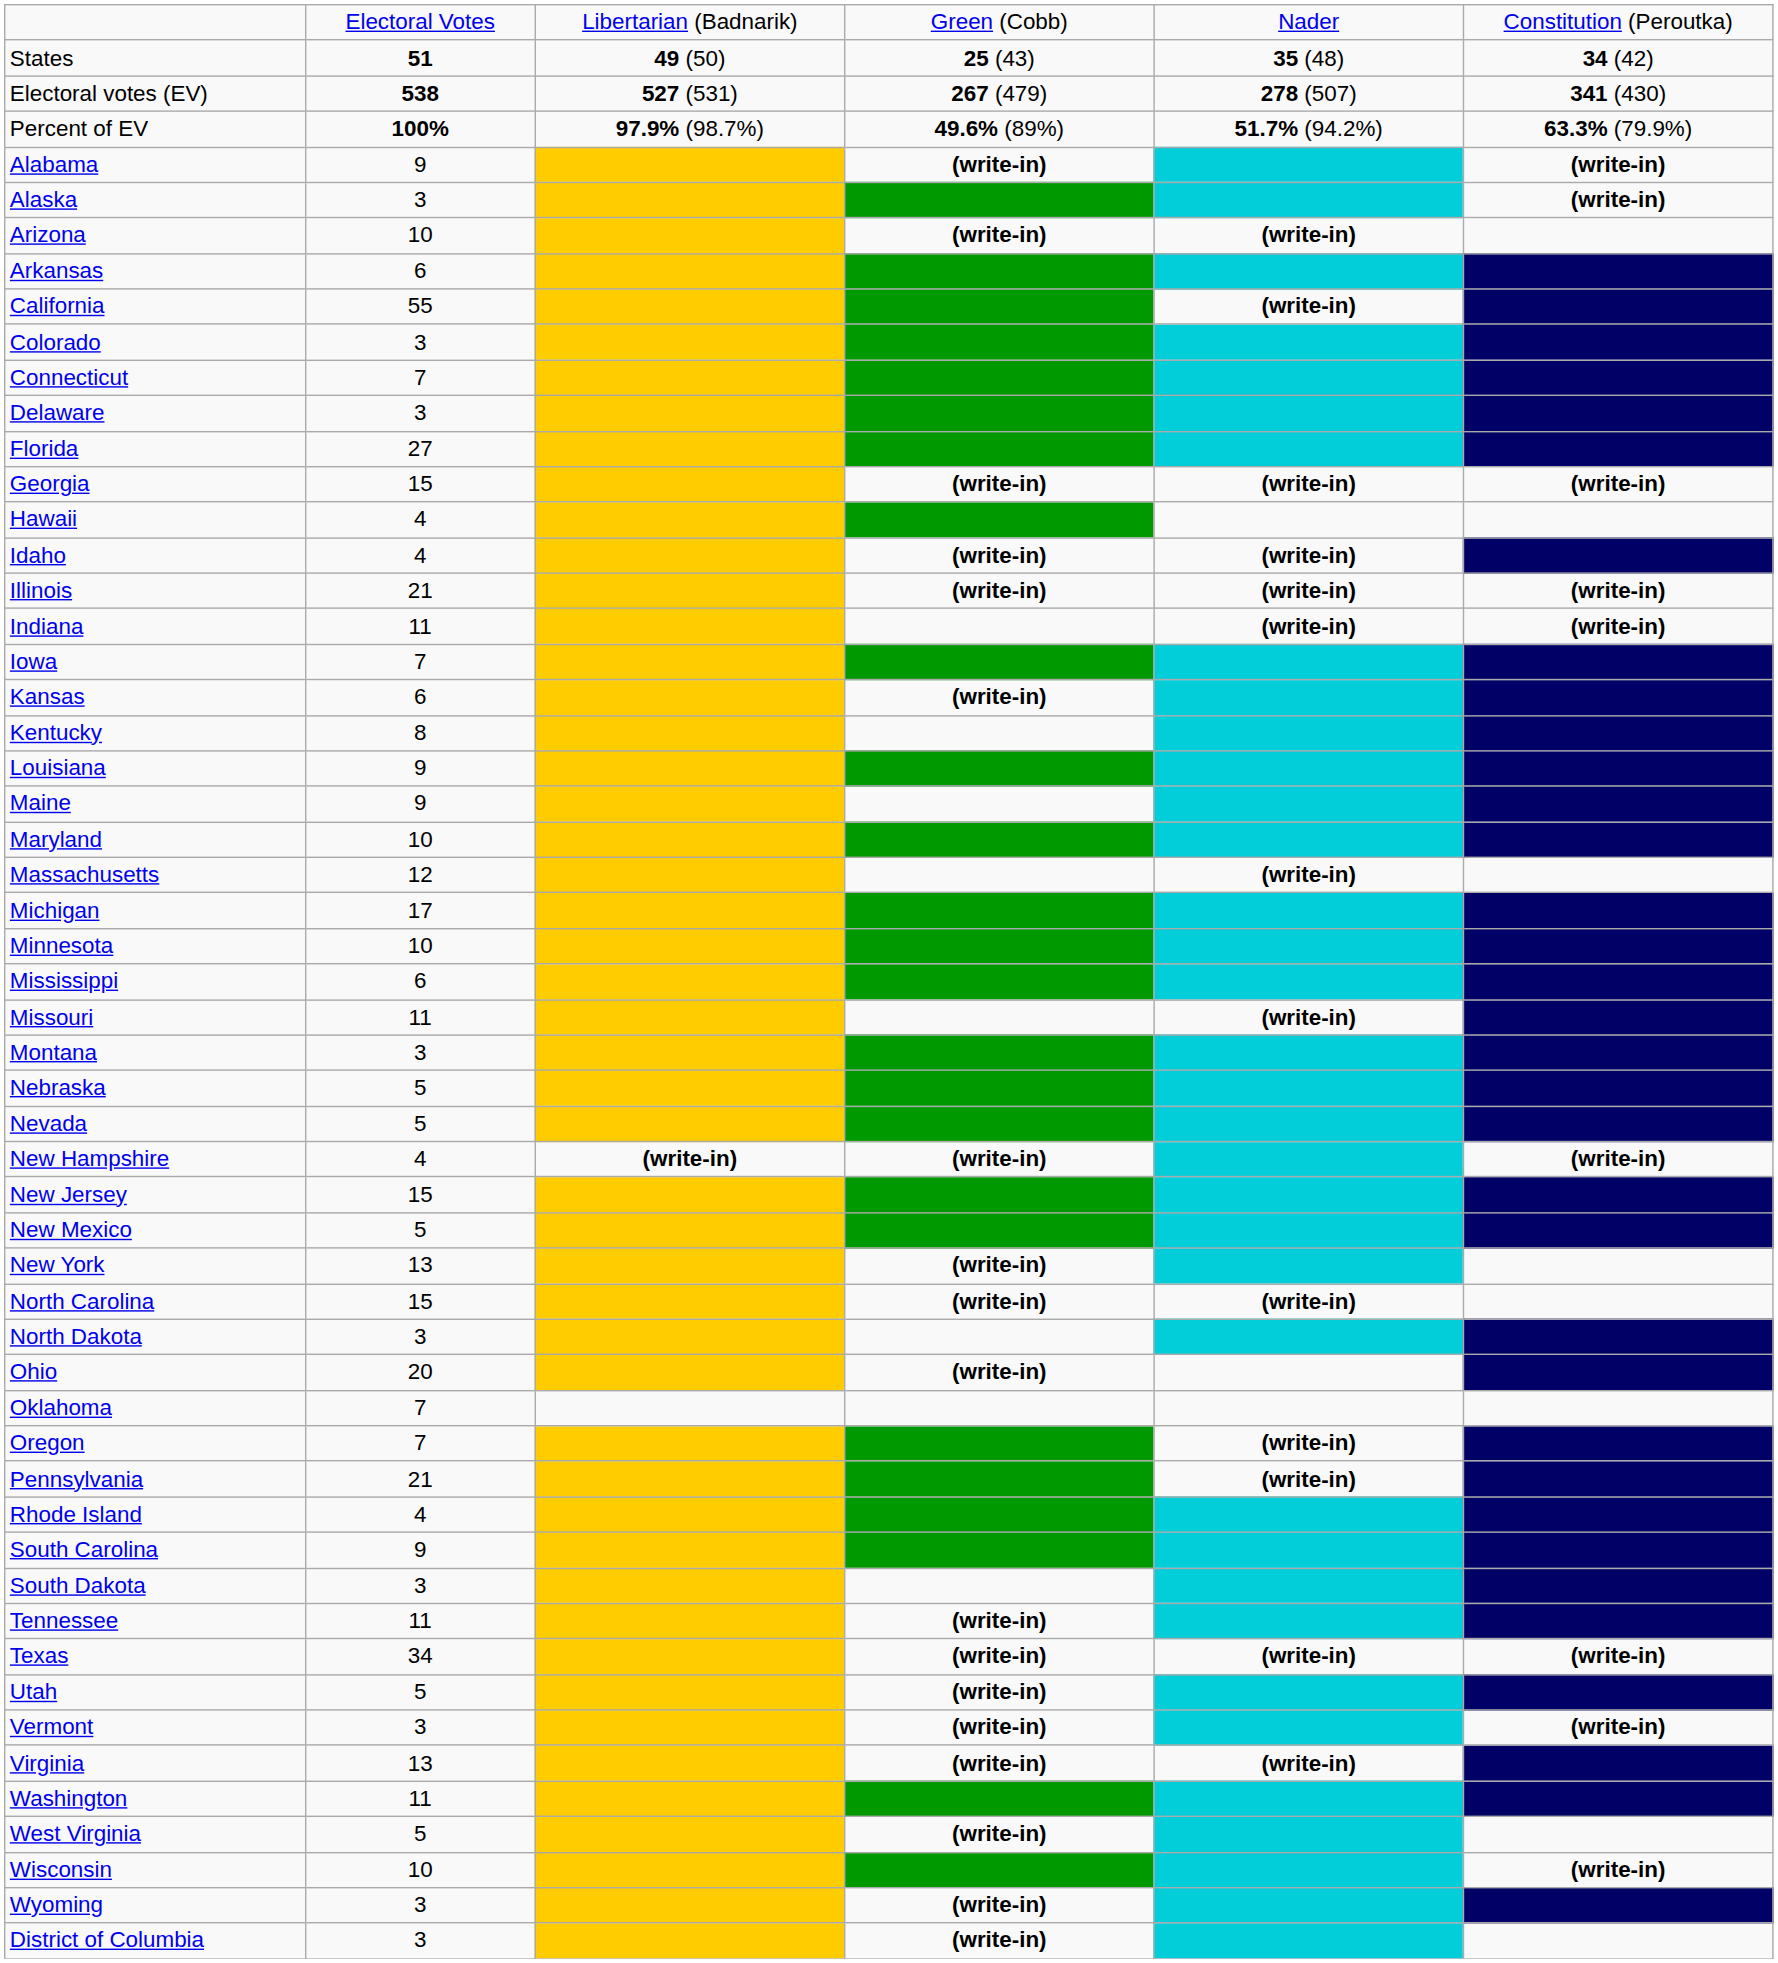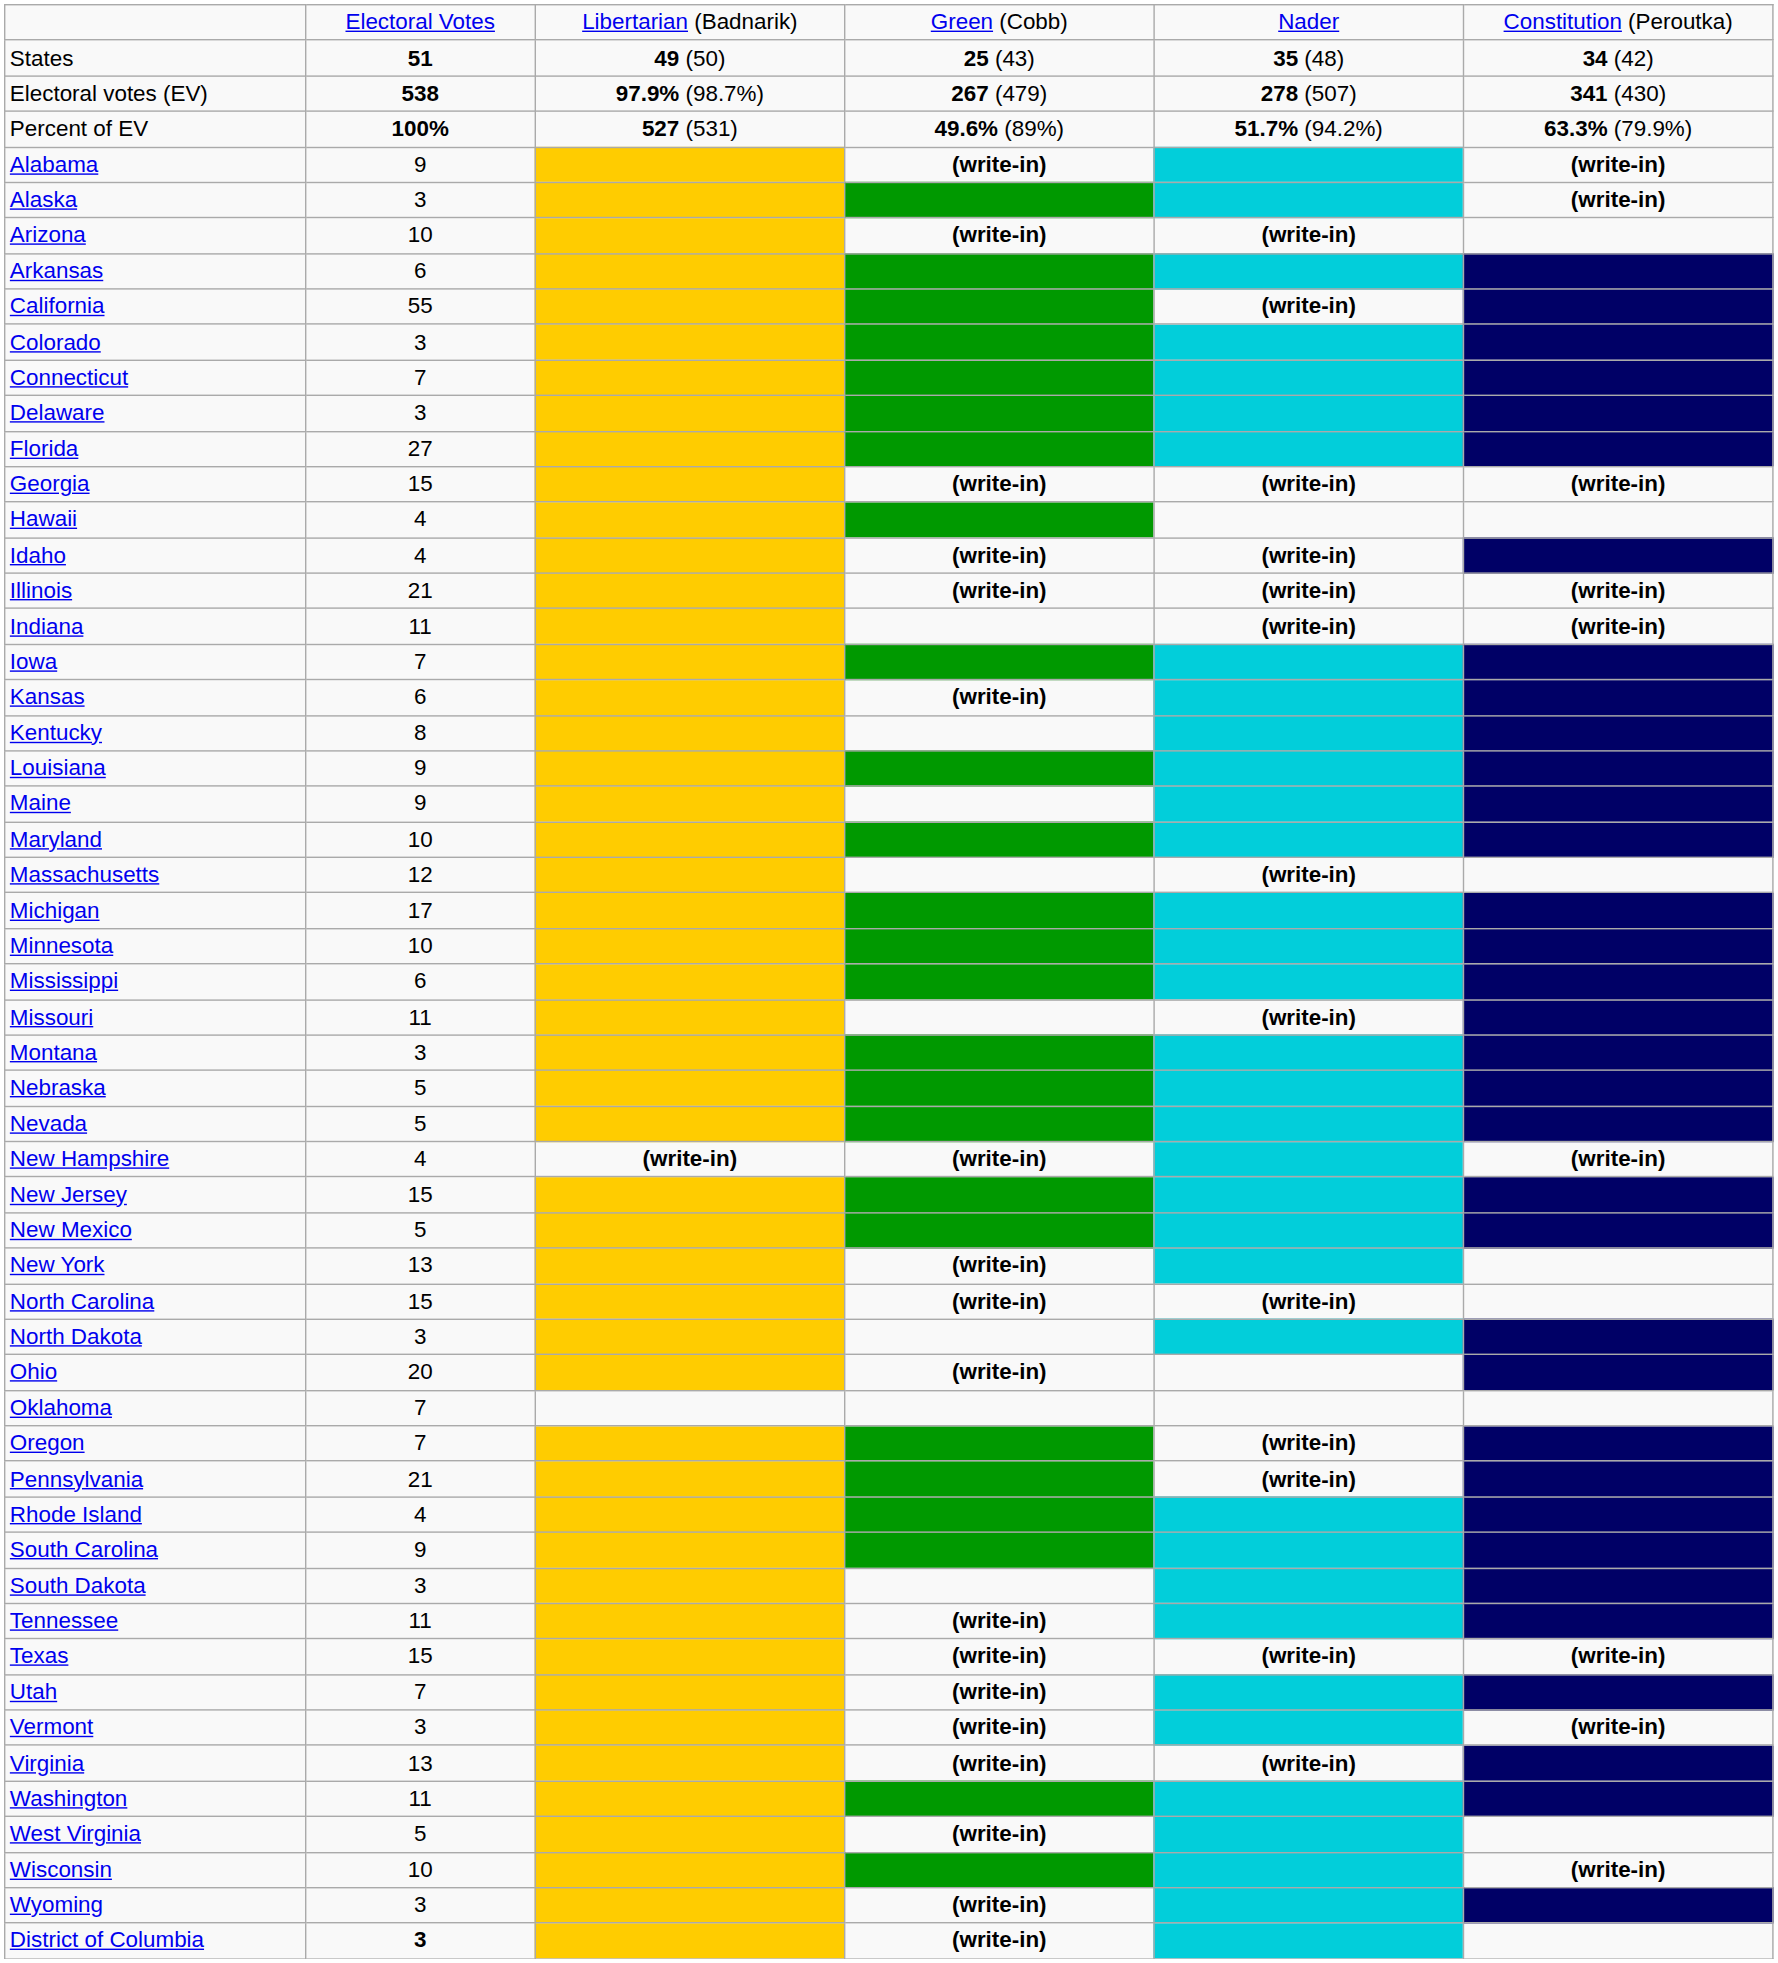(690, 93) 527 (531) -> (690, 93) 97.9% (98.7%)
(690, 128) 97.9% (98.7%) -> (690, 128) 527 (531)
(420, 1656) 34 -> (420, 1656) 15
(420, 1691) 5 -> (420, 1691) 7
(420, 1940) normal -> (420, 1940) bold
